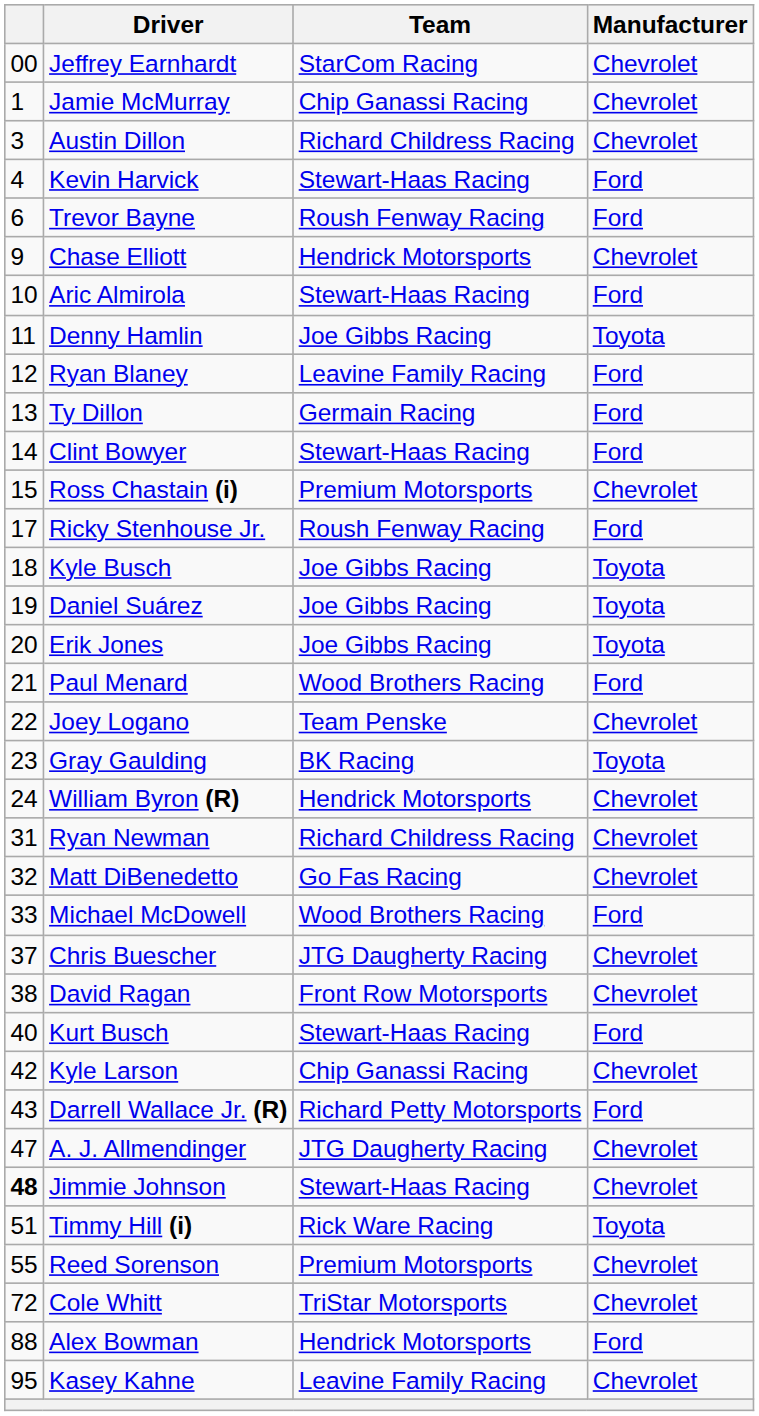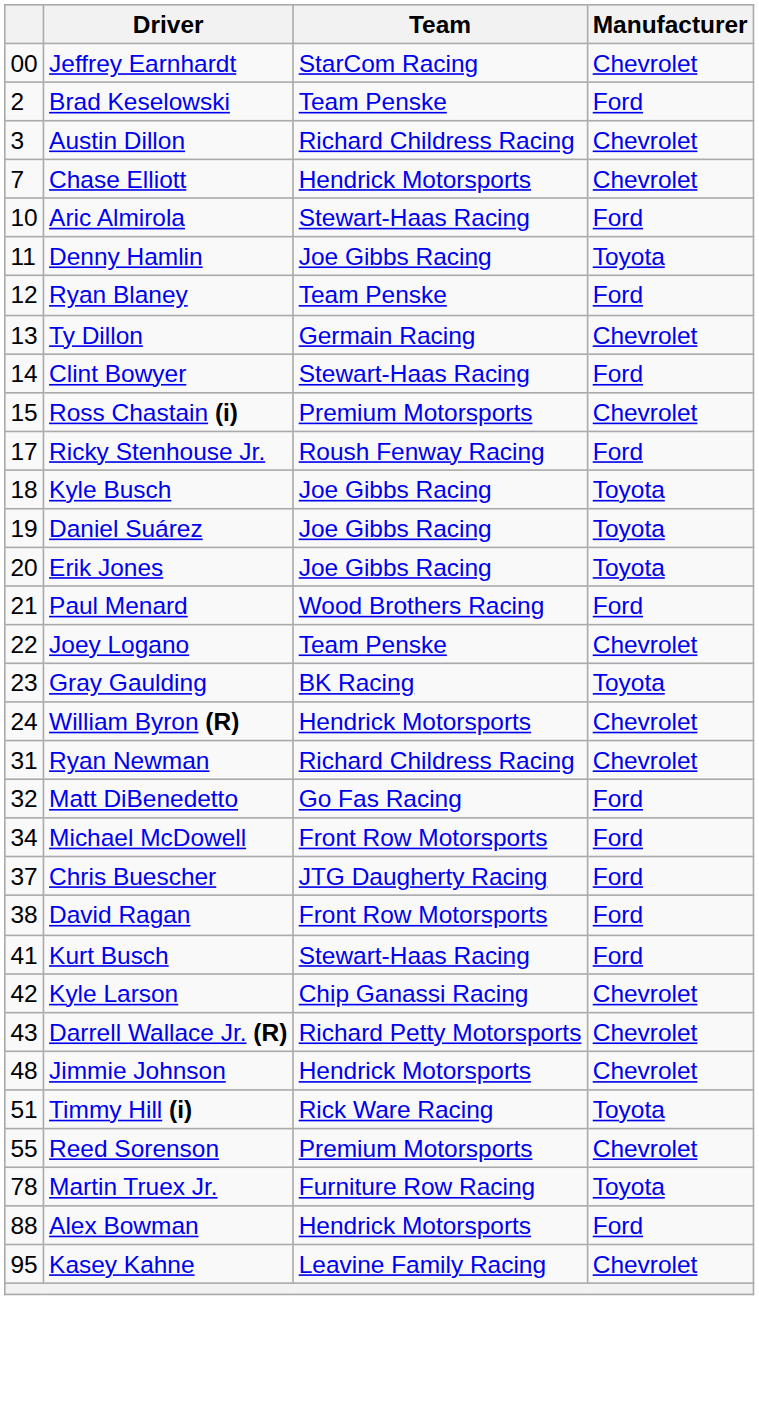- row: (139, 102)
+ row: (139, 102)
- row: (124, 179)
- row: (122, 218)
(17, 257) 9 -> (17, 179) 7
(422, 373) Leavine Family Racing -> (373, 296) Team Penske
(618, 412) Ford -> (645, 334) Chevrolet
(645, 877) Chevrolet -> (618, 799) Ford
(24, 915) 33 -> (24, 838) 34
(421, 915) Wood Brothers Racing -> (423, 838) Front Row Motorsports
(645, 954) Chevrolet -> (618, 877) Ford
(645, 993) Chevrolet -> (618, 915) Ford
(24, 1032) 40 -> (24, 954) 41
(618, 1109) Ford -> (645, 1032) Chevrolet
- row: (148, 1148)
(24, 1187) bold -> (24, 1070) normal
(414, 1187) Stewart-Haas Racing -> (415, 1070) Hendrick Motorsports
- row: (105, 1303)
+ row: (133, 1187)
